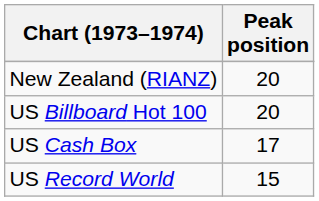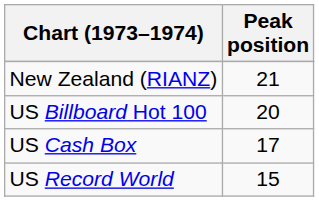(268, 78) 20 -> (268, 78) 21
